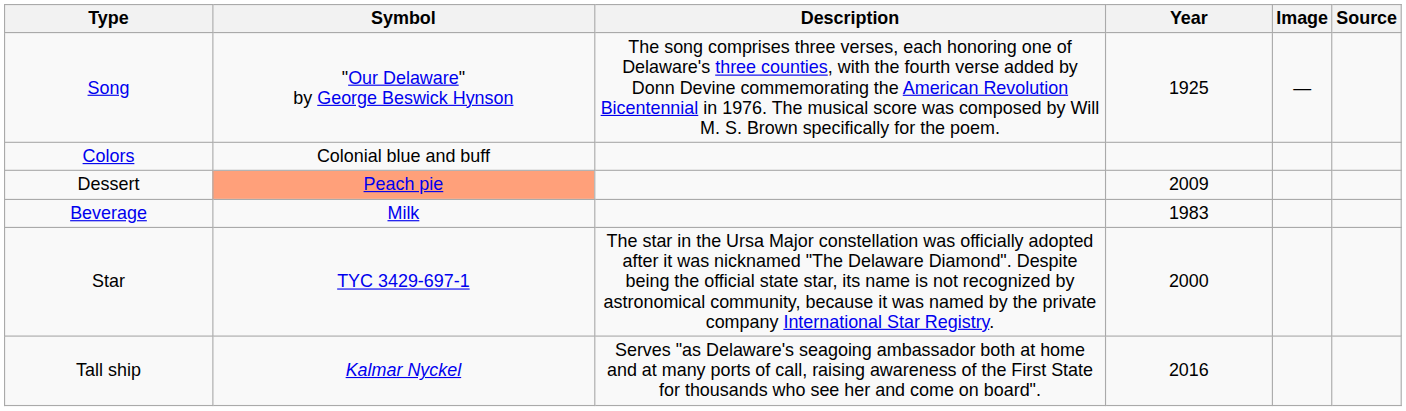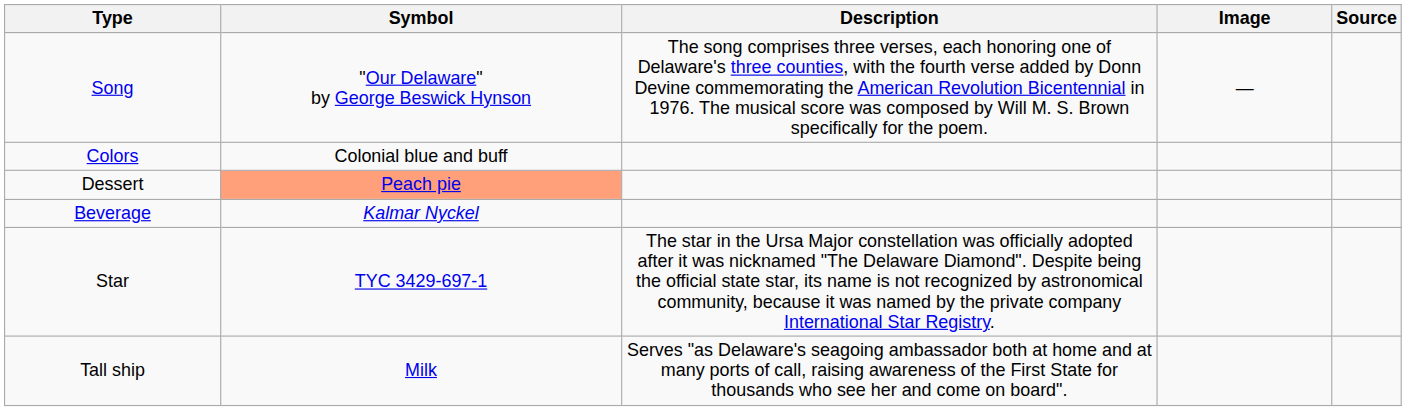- column: (1189, 18)
(403, 213) Milk -> (421, 213) Kalmar Nyckel
(403, 370) Kalmar Nyckel -> (421, 370) Milk
